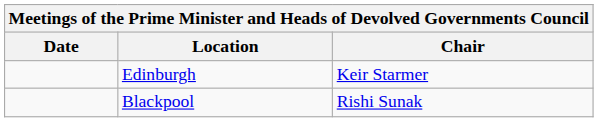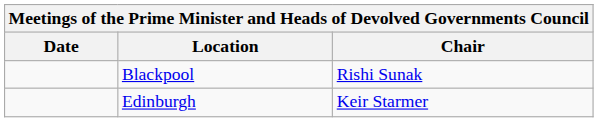rows swapped: (158, 102) <-> (159, 74)
